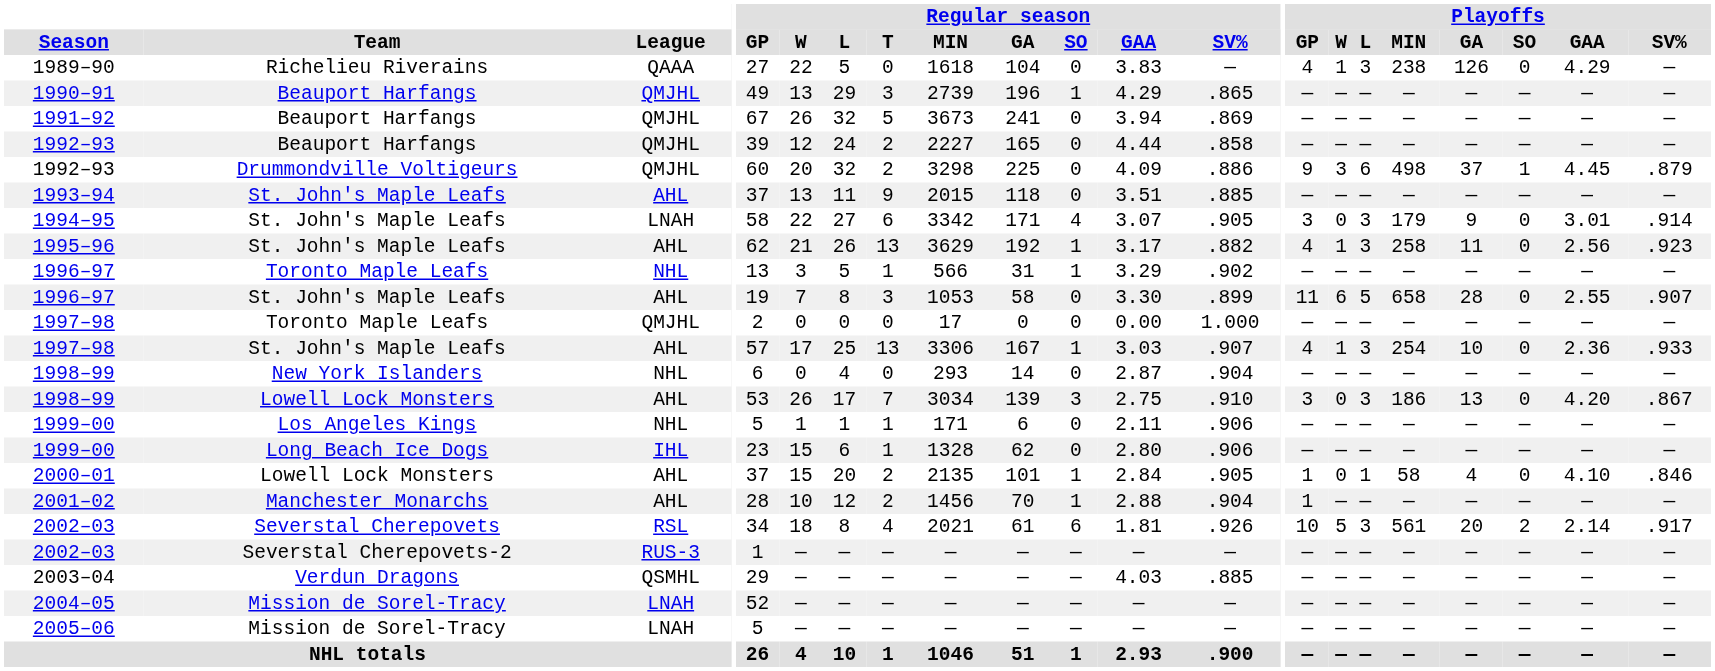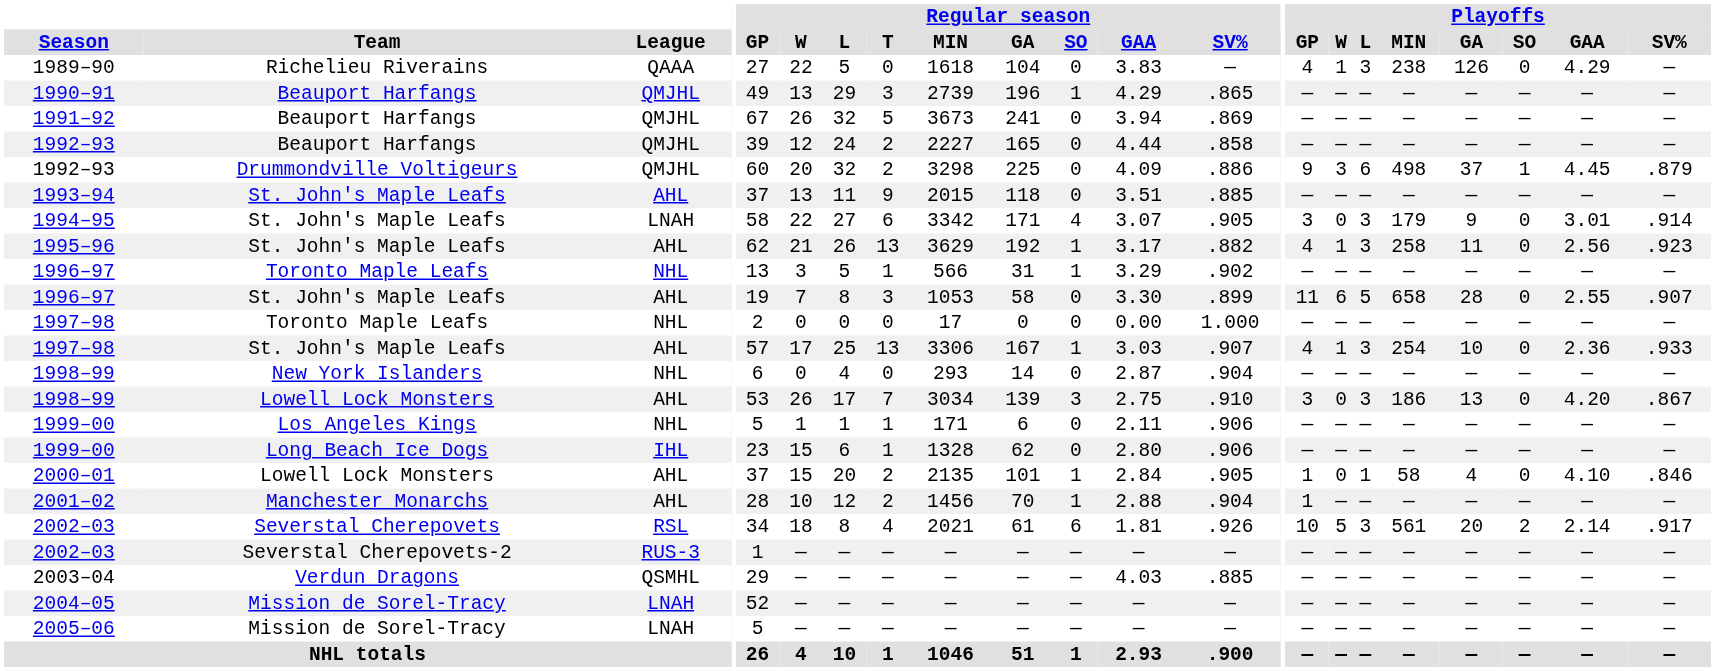(671, 323) QMJHL -> (671, 323) NHL
